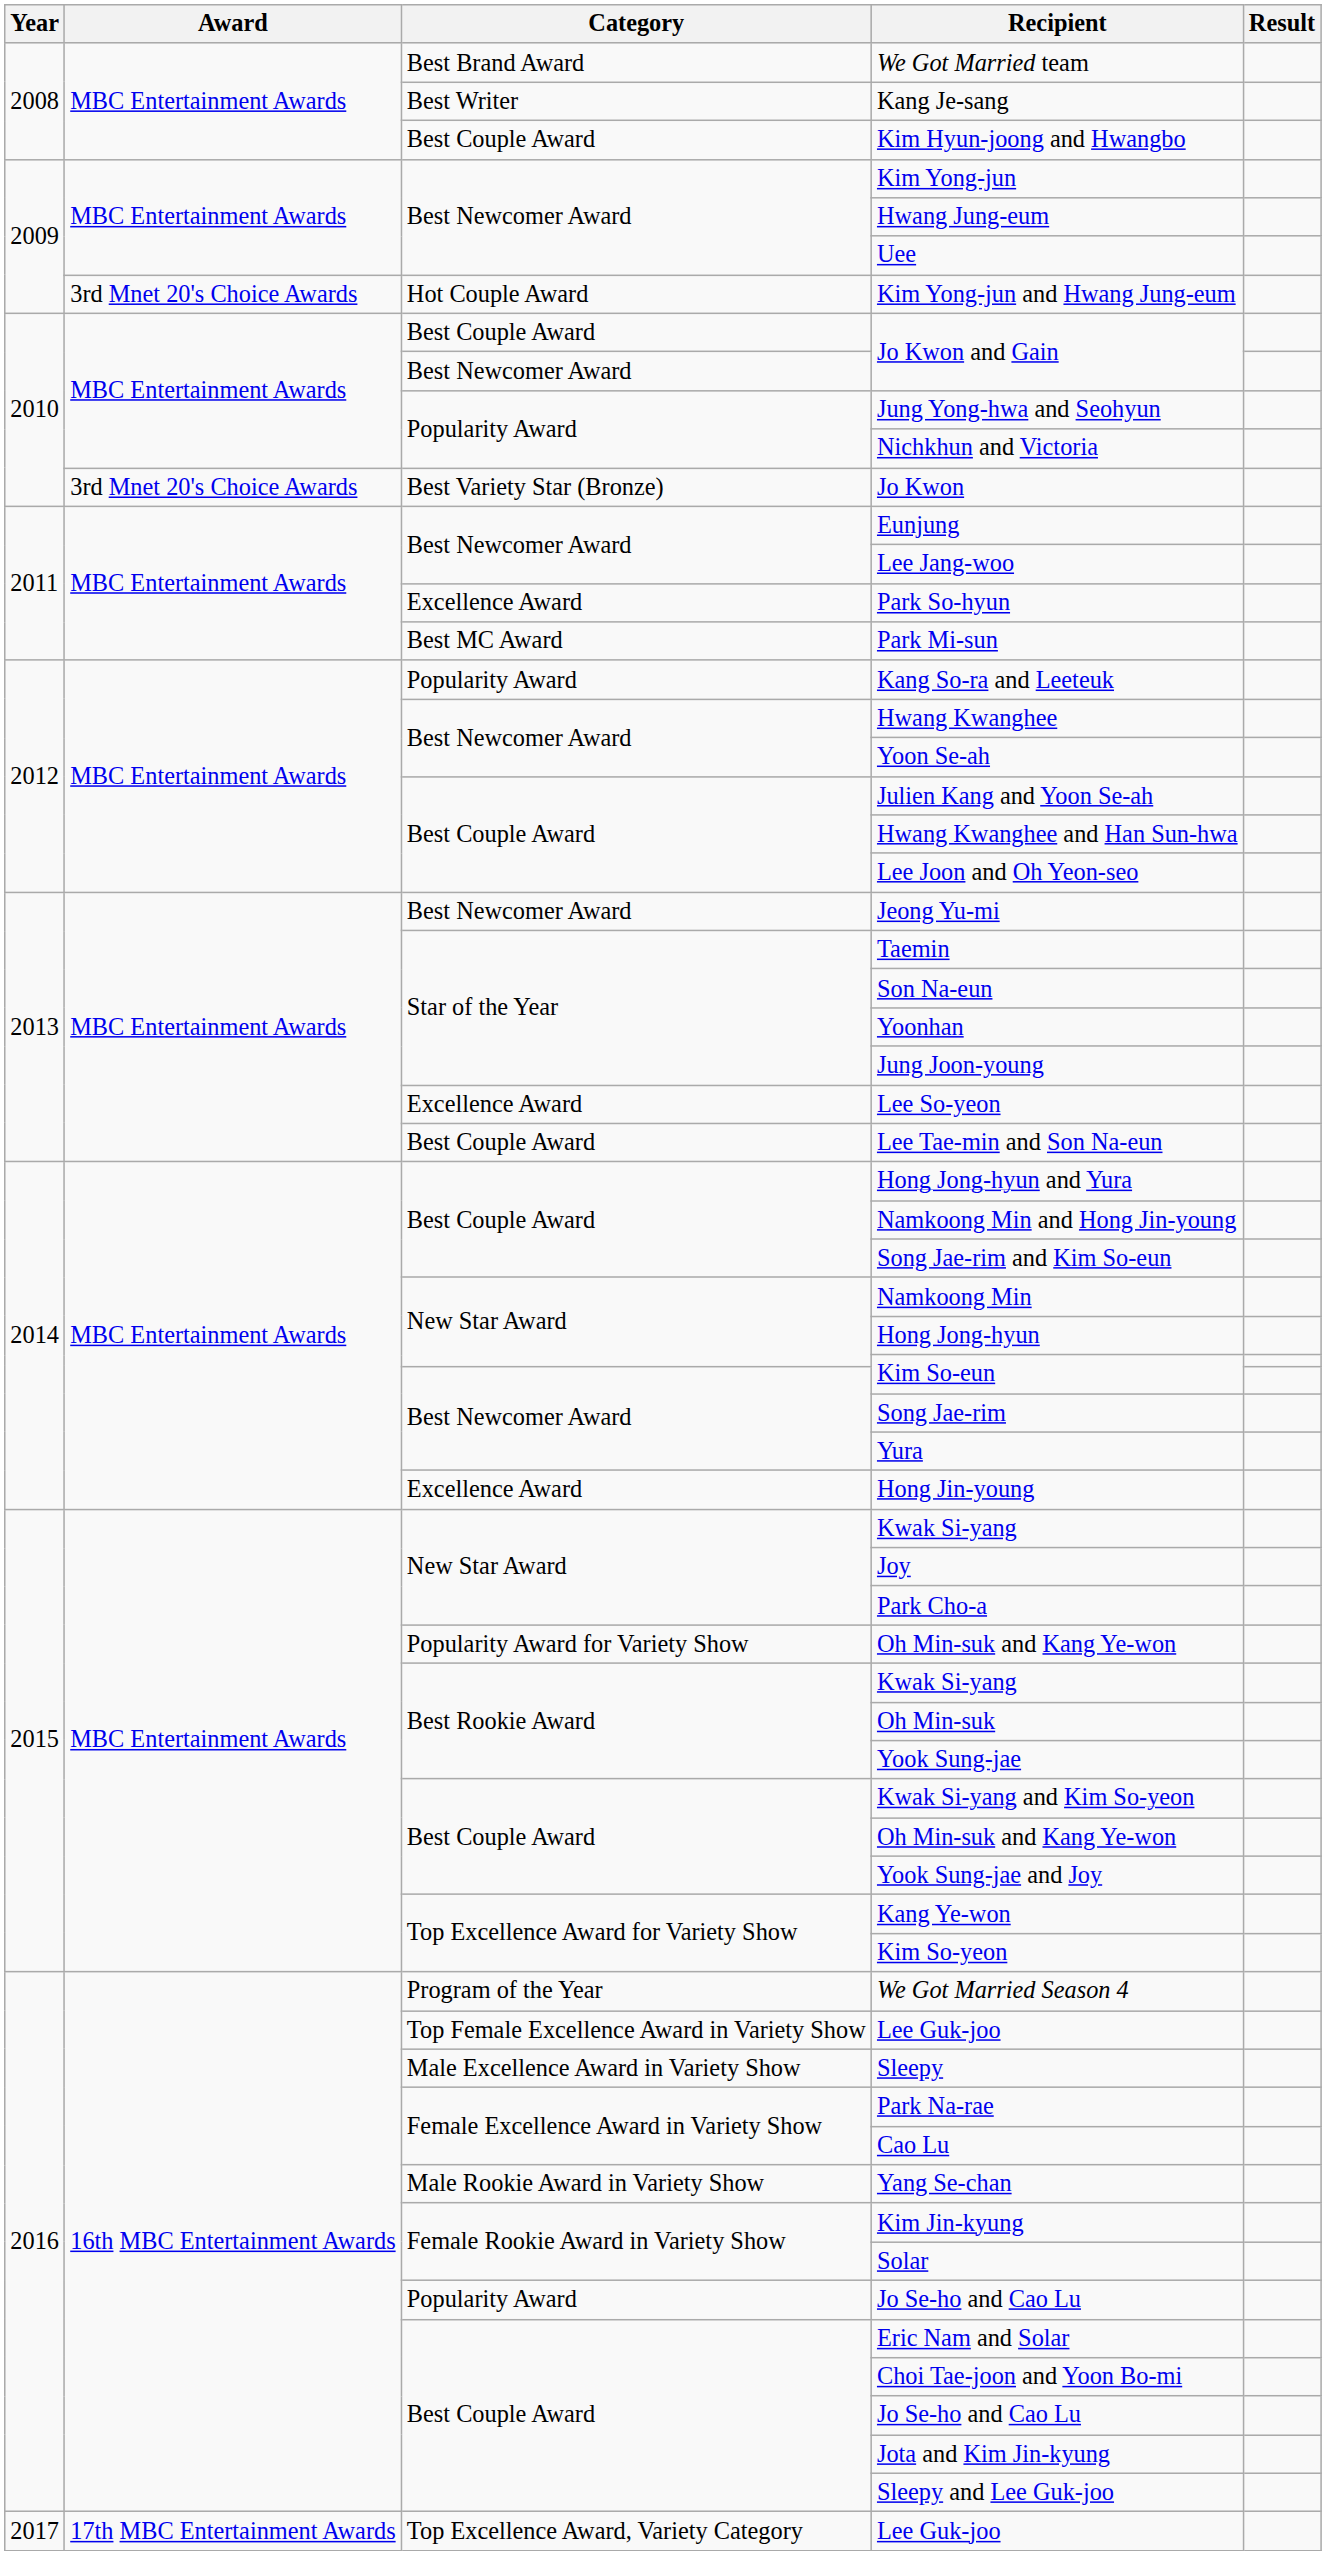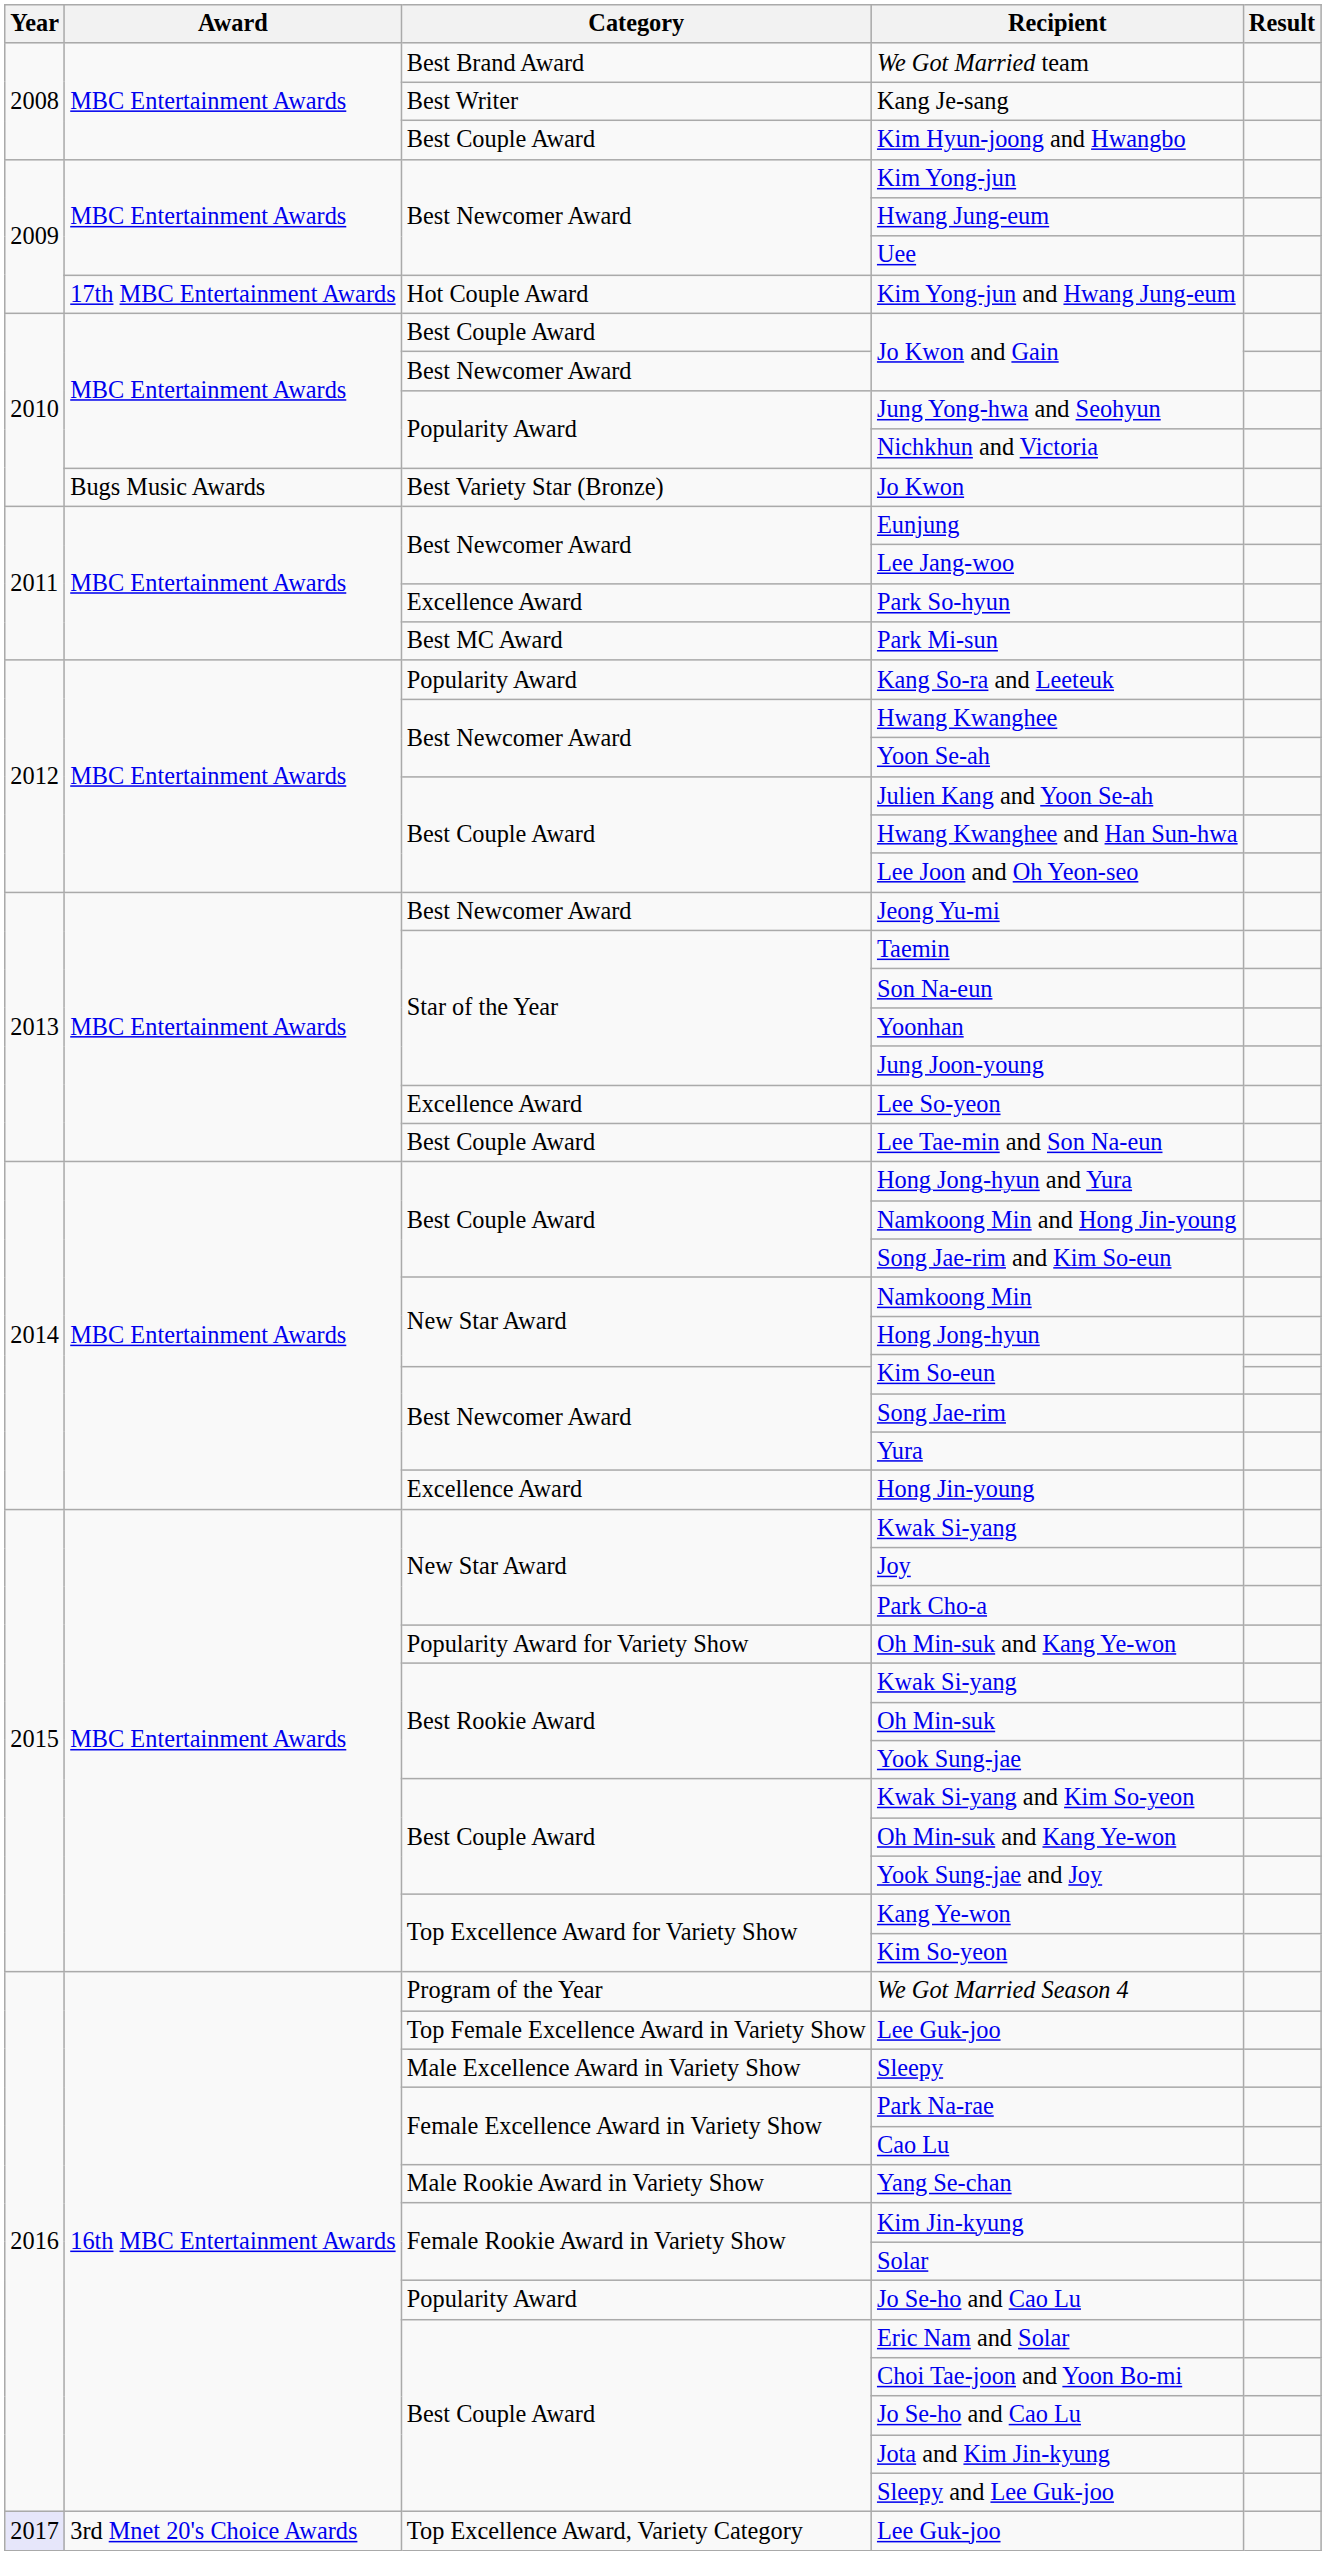(214, 293) 3rd Mnet 20's Choice Awards -> (233, 293) 17th MBC Entertainment Awards
(214, 486) 3rd Mnet 20's Choice Awards -> (168, 486) Bugs Music Awards
(35, 2530) no background -> (35, 2530) lavender background
(233, 2530) 17th MBC Entertainment Awards -> (214, 2530) 3rd Mnet 20's Choice Awards
